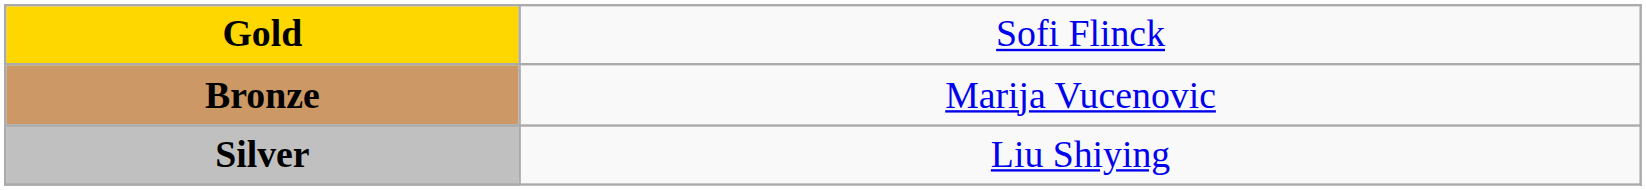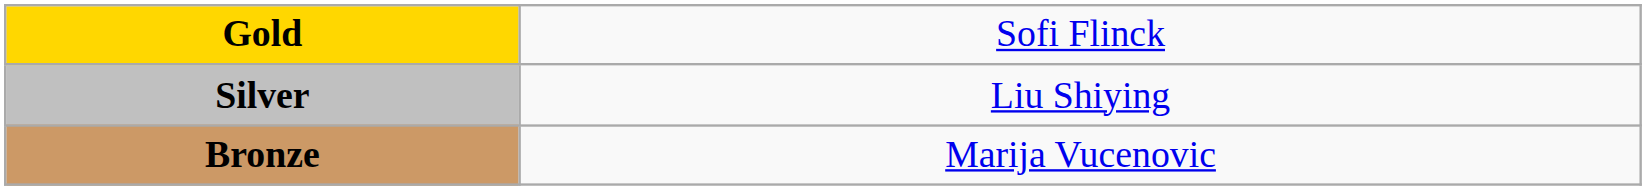rows swapped: (262, 154) <-> (262, 94)
